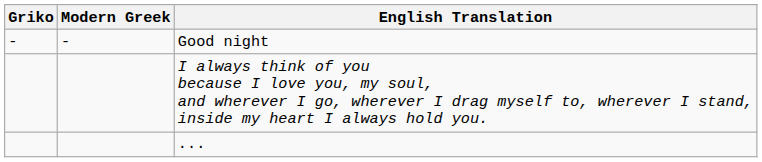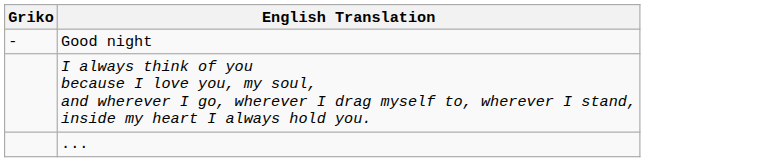- column: (116, 17)
